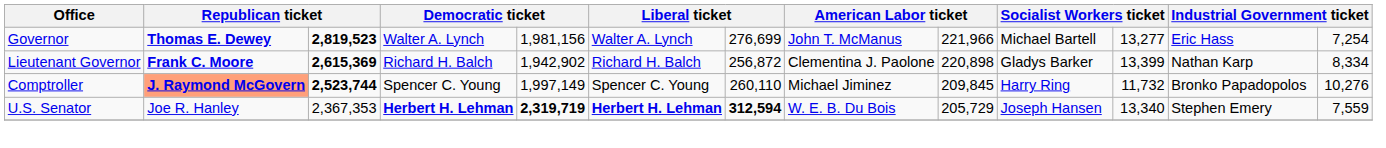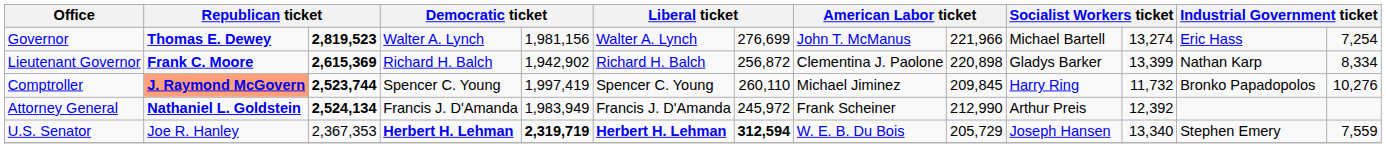(1142, 39) 13,277 -> (1151, 39) 13,274
(553, 85) 1,997,149 -> (557, 85) 1,997,419
+ row: (63, 108)
